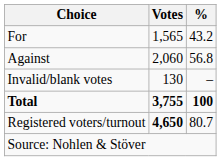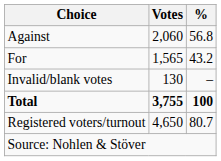rows swapped: (17, 36) <-> (29, 58)
(168, 123) bold -> (168, 123) normal
